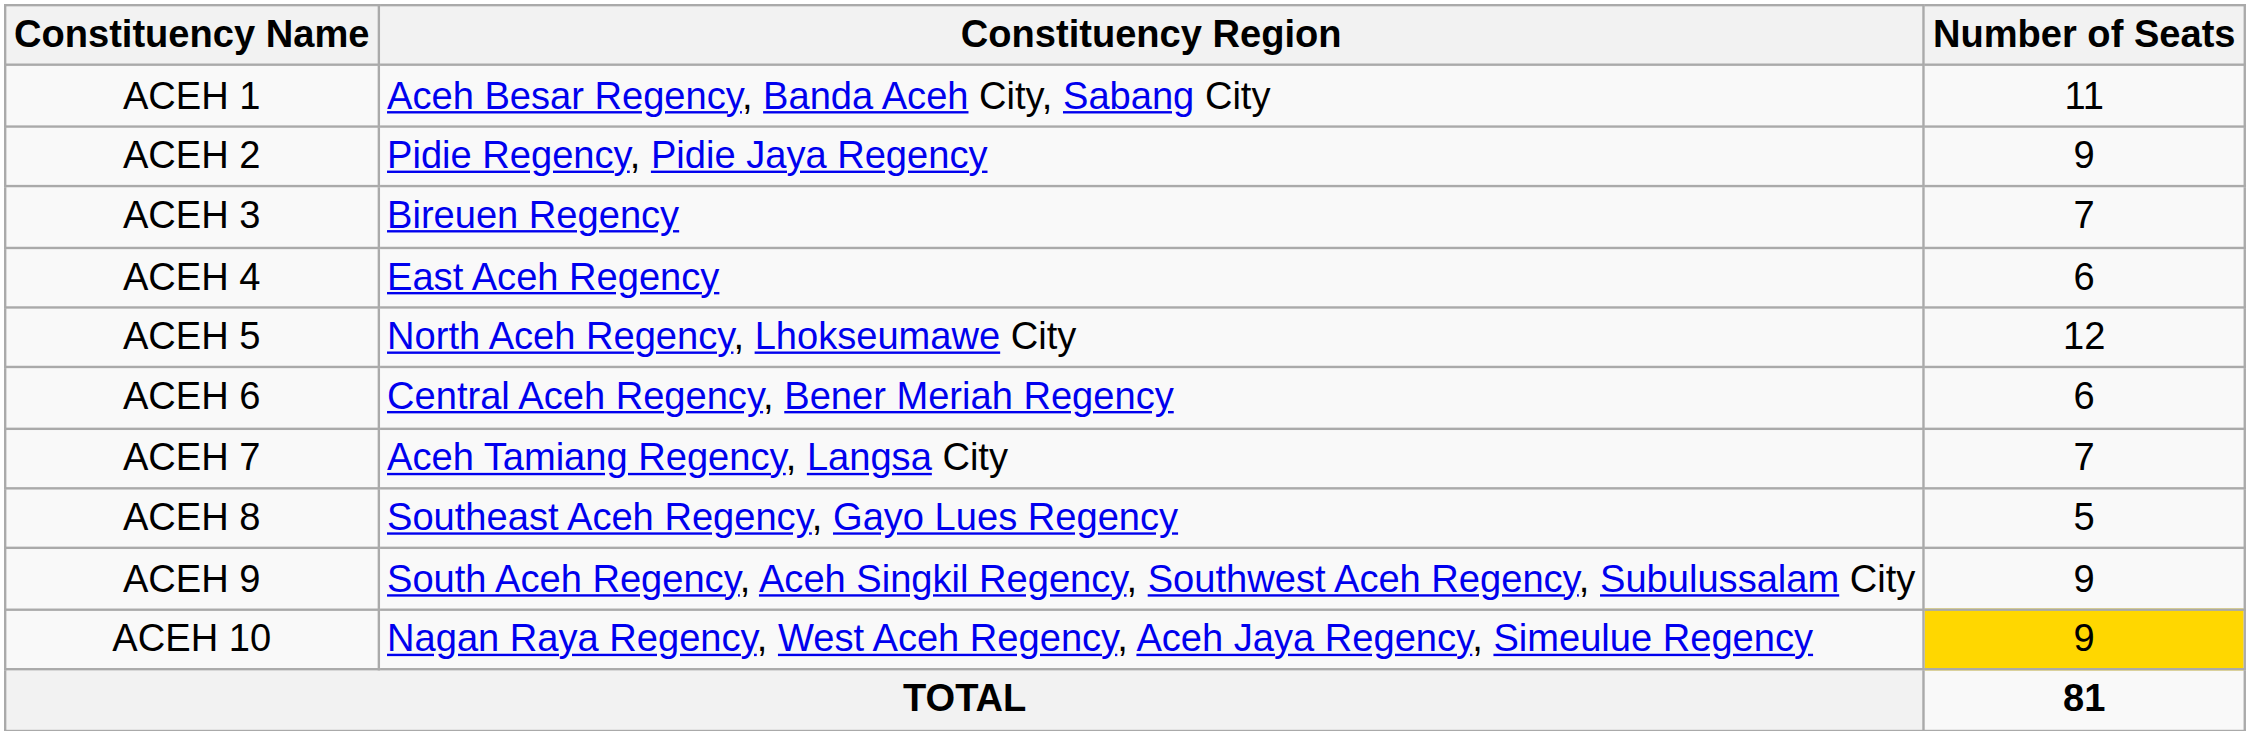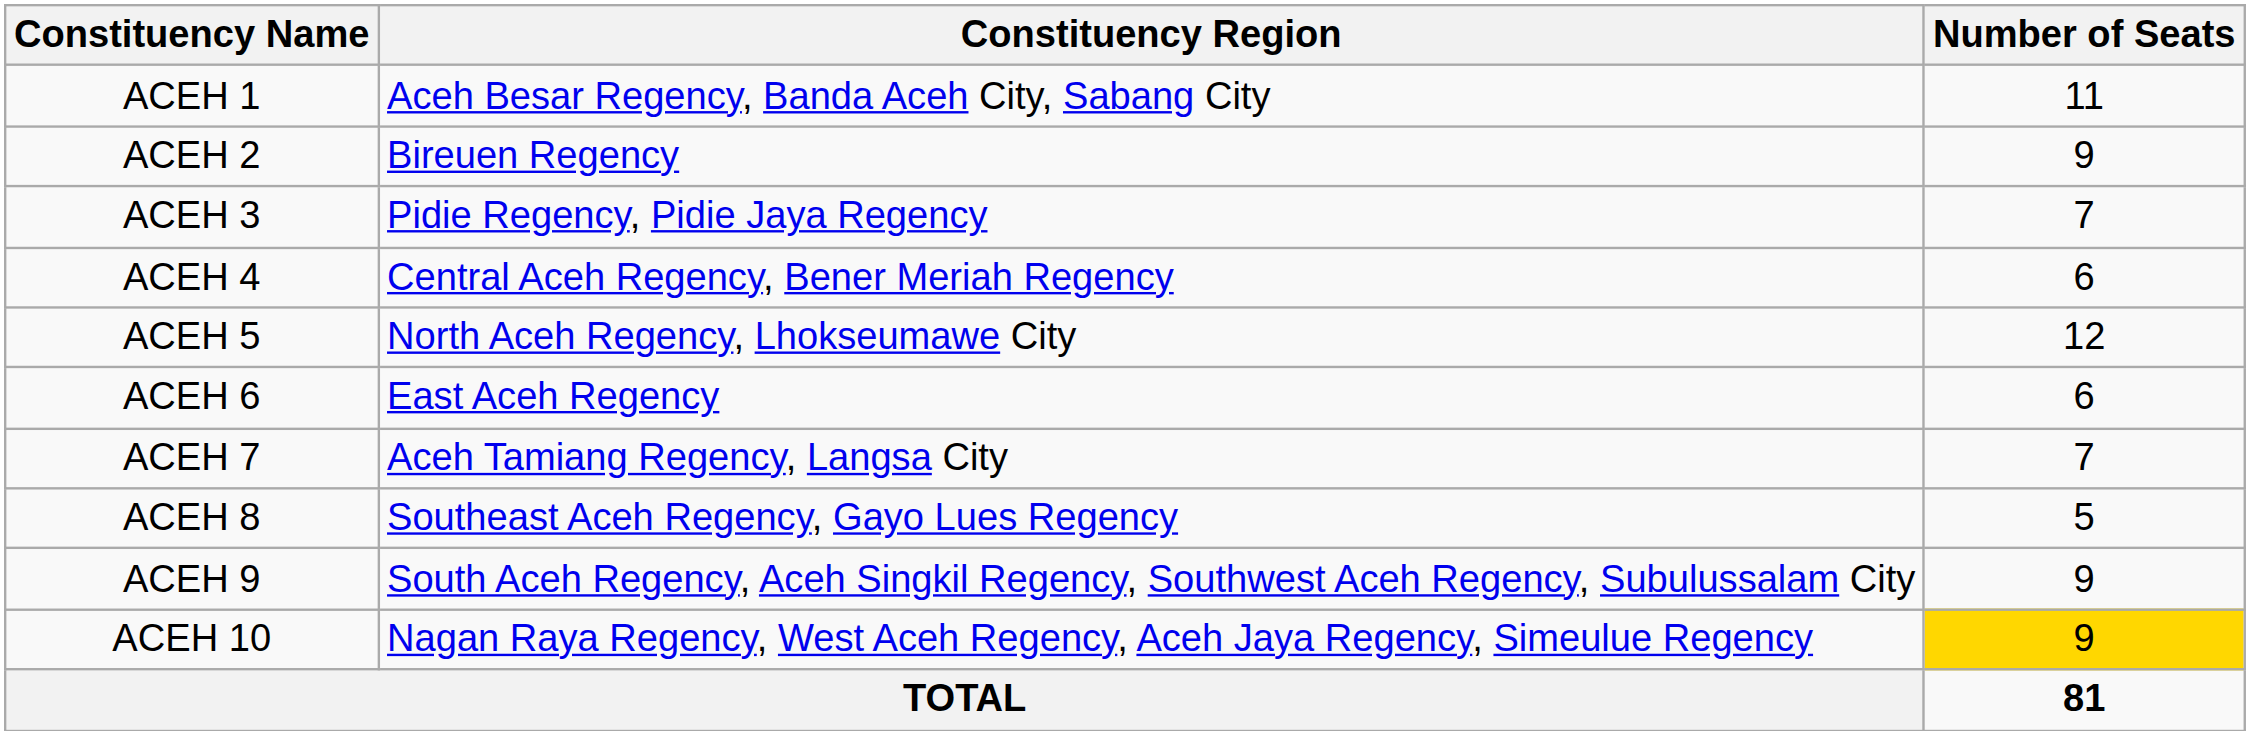(687, 155) Pidie Regency, Pidie Jaya Regency -> (533, 155) Bireuen Regency
(533, 215) Bireuen Regency -> (687, 215) Pidie Regency, Pidie Jaya Regency
(553, 276) East Aceh Regency -> (780, 276) Central Aceh Regency, Bener Meriah Regency
(780, 397) Central Aceh Regency, Bener Meriah Regency -> (553, 397) East Aceh Regency
